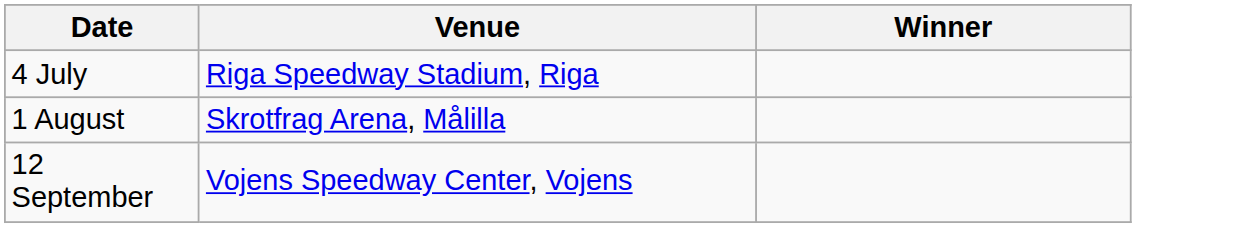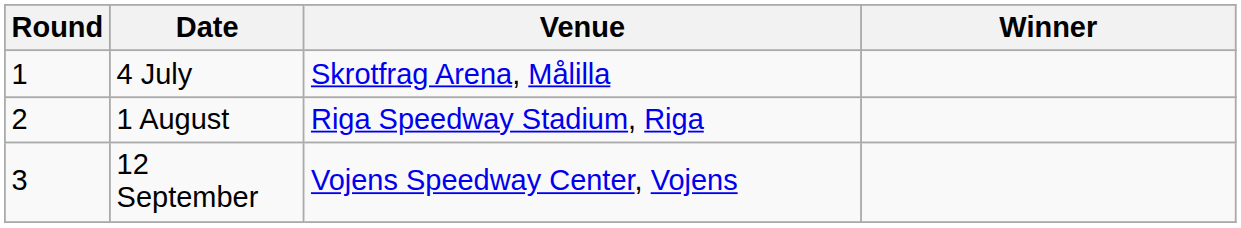+ column: (57, 27)
(402, 73) Riga Speedway Stadium, Riga -> (461, 73) Skrotfrag Arena, Målilla
(356, 119) Skrotfrag Arena, Målilla -> (507, 119) Riga Speedway Stadium, Riga
